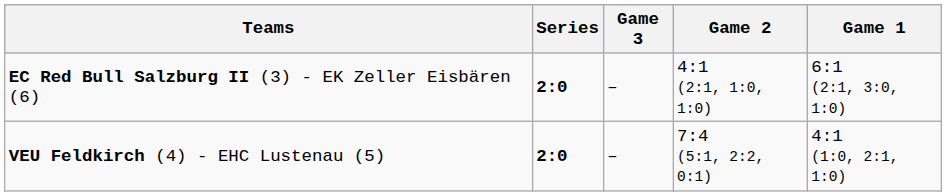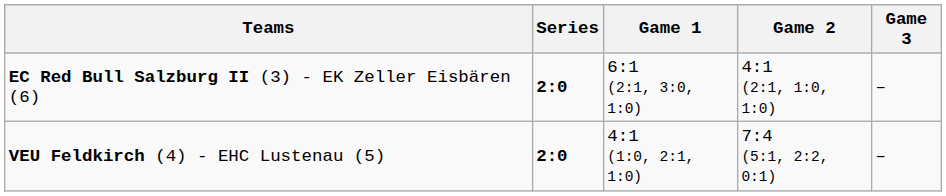columns swapped: (874, 29) <-> (638, 29)
